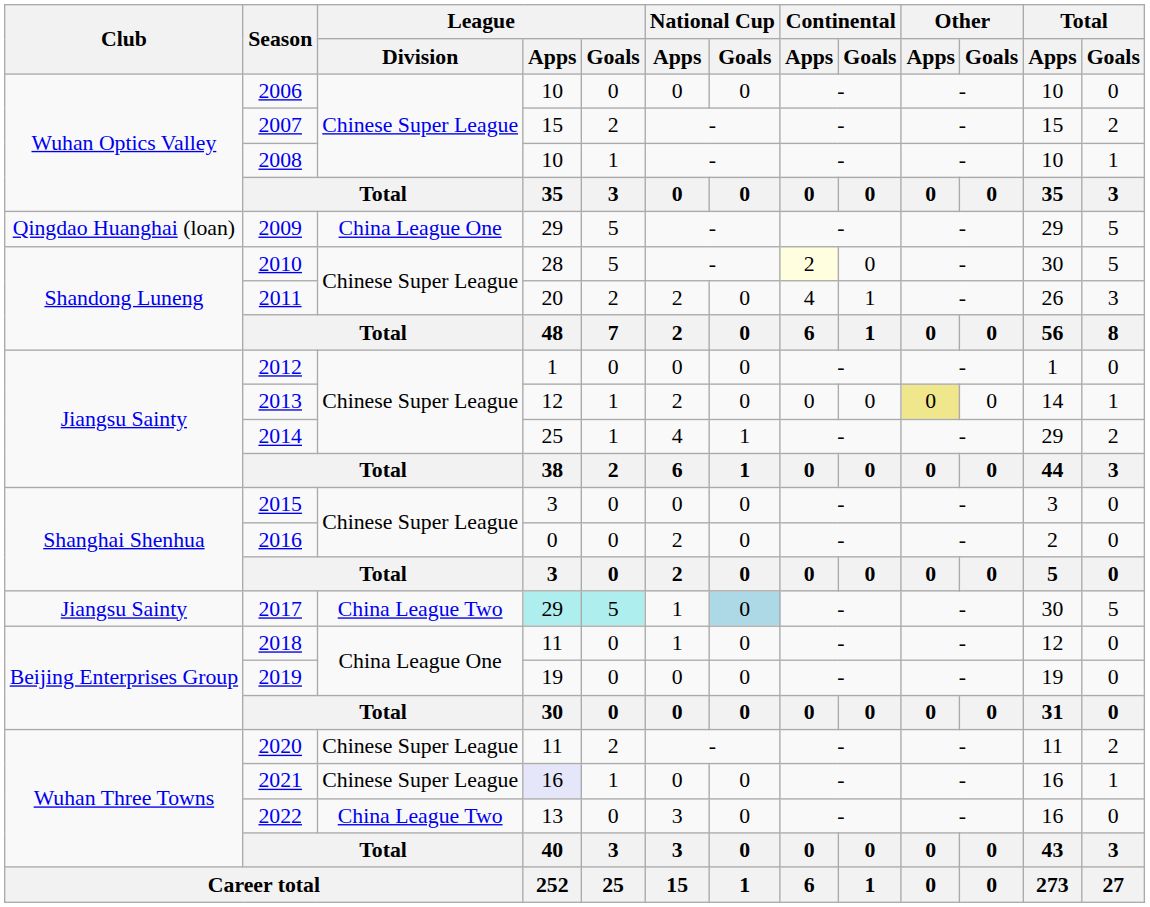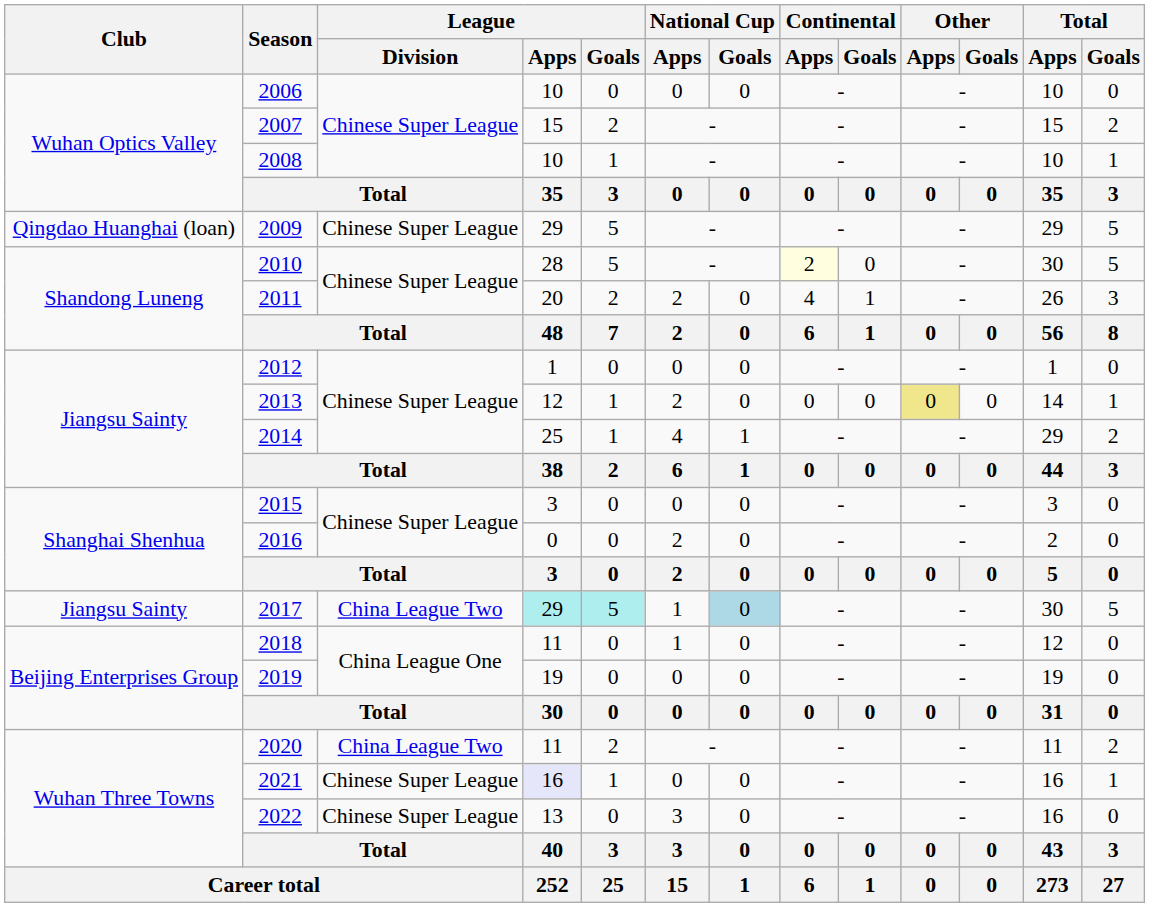(420, 228) China League One -> (420, 228) Chinese Super League
(420, 746) Chinese Super League -> (420, 746) China League Two
(420, 815) China League Two -> (420, 815) Chinese Super League
